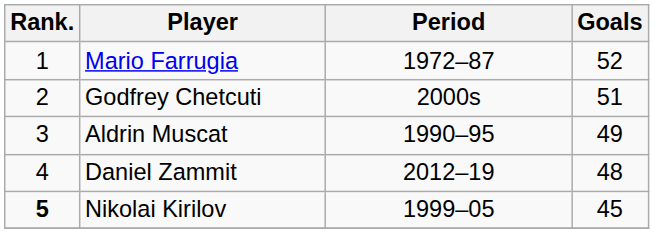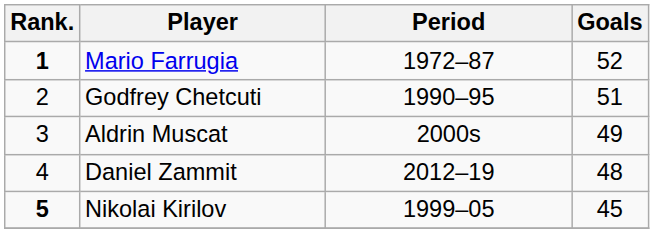(42, 60) normal -> (42, 60) bold
(449, 97) 2000s -> (449, 97) 1990–95
(449, 135) 1990–95 -> (449, 135) 2000s
